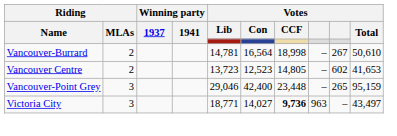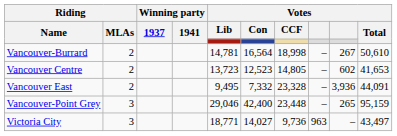+ row: (40, 86)
(294, 104) bold -> (294, 121) normal
